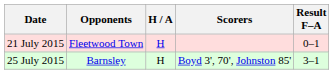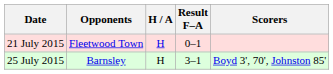columns swapped: (311, 19) <-> (235, 19)
